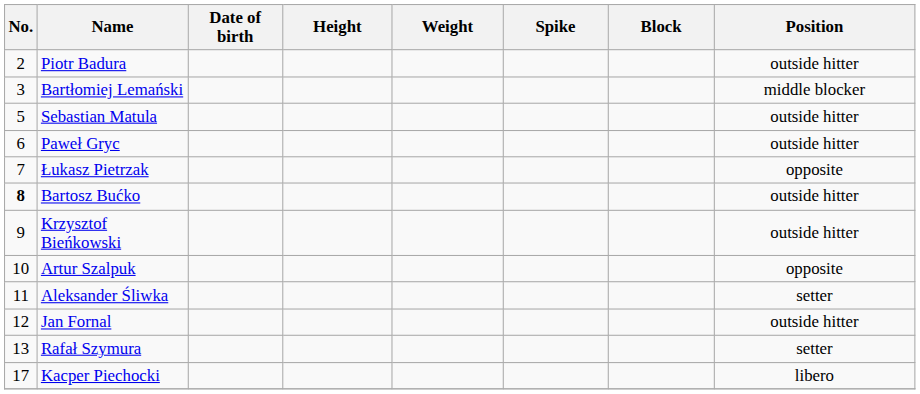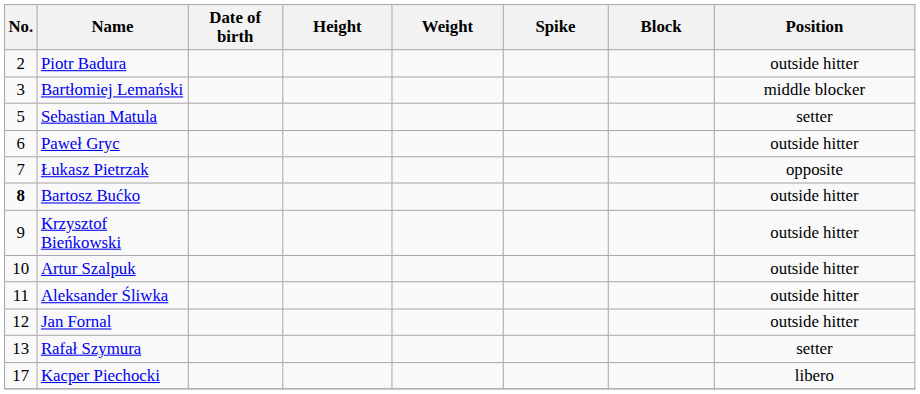(814, 116) outside hitter -> (814, 116) setter
(814, 268) opposite -> (814, 268) outside hitter
(814, 295) setter -> (814, 295) outside hitter
